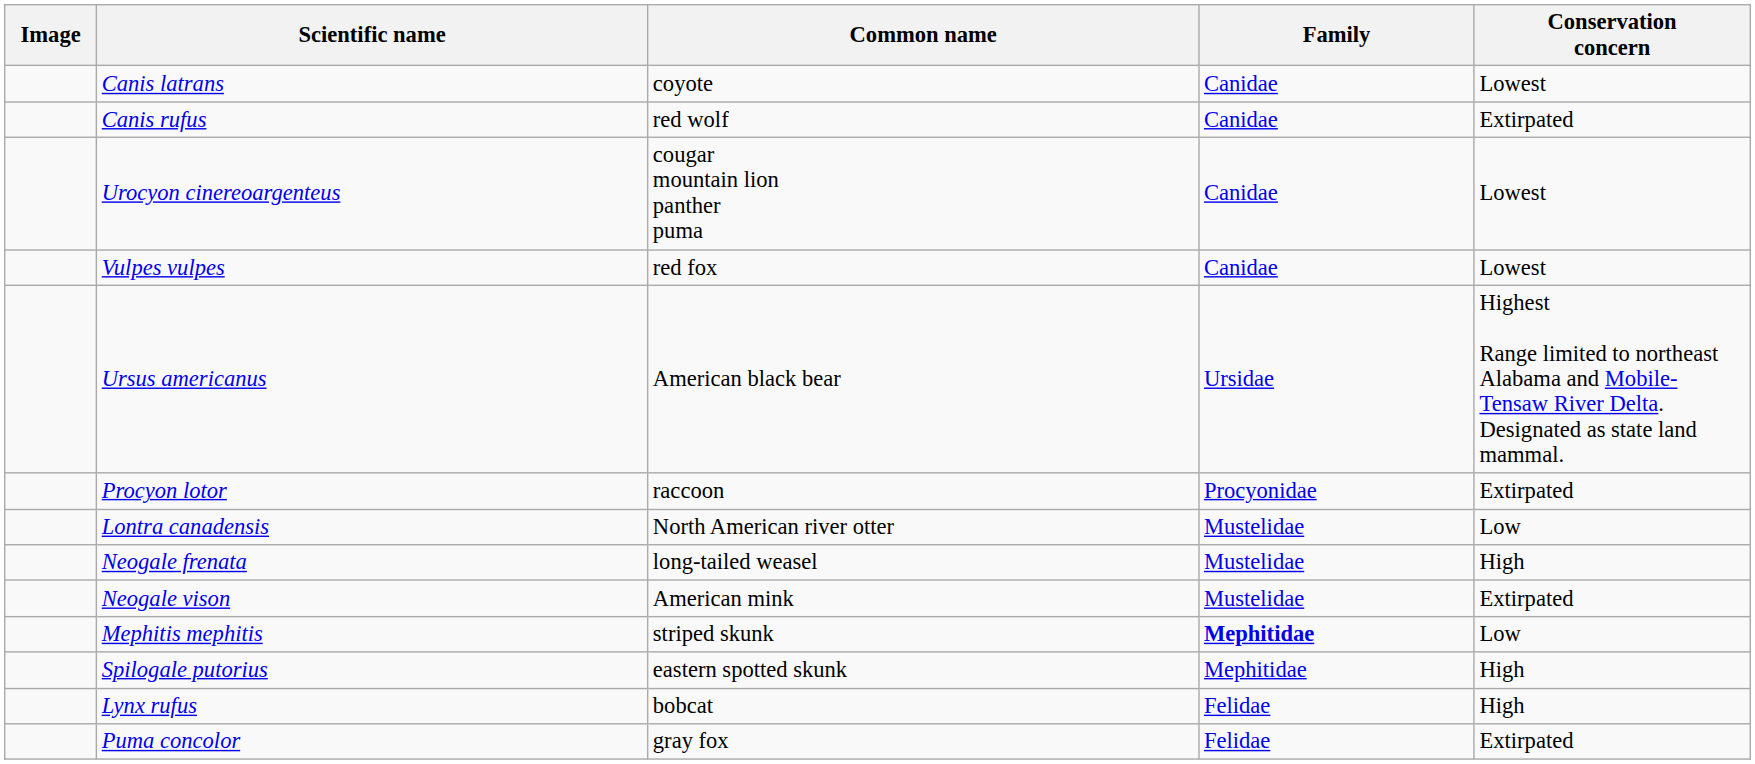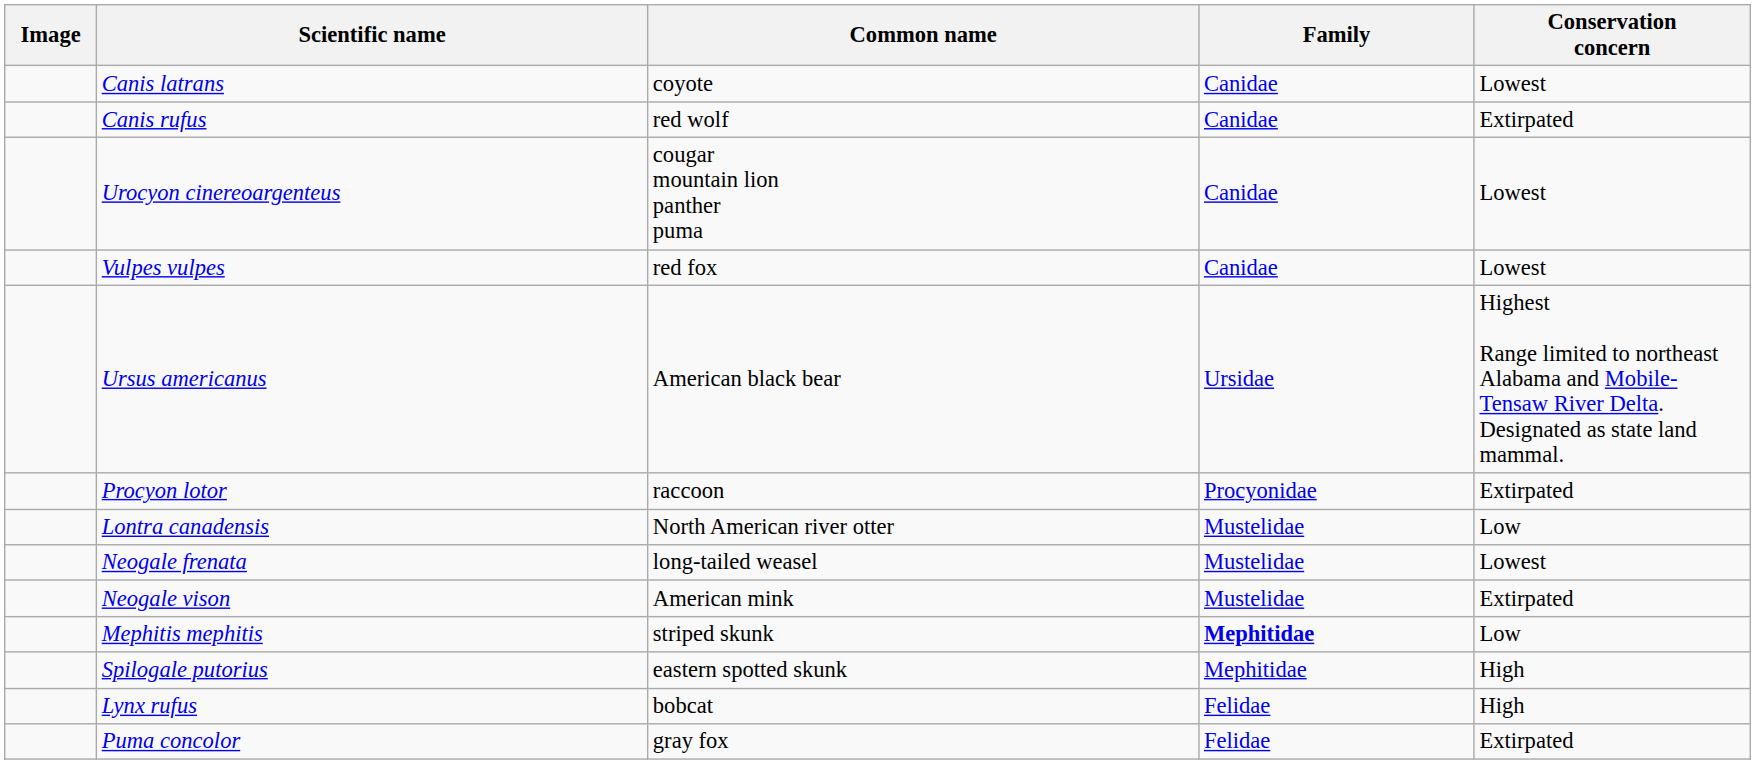(1502, 562) High -> (1513, 562) Lowest
